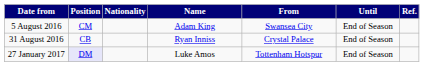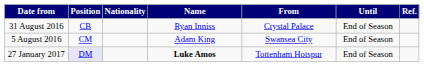rows swapped: (36, 26) <-> (36, 40)
(195, 54) normal -> (195, 54) bold
